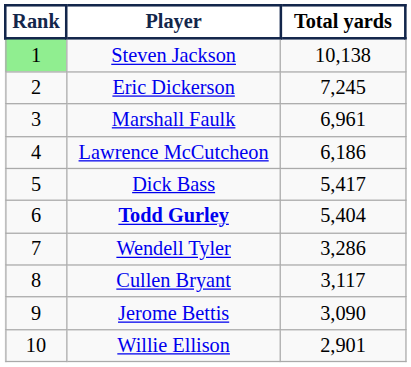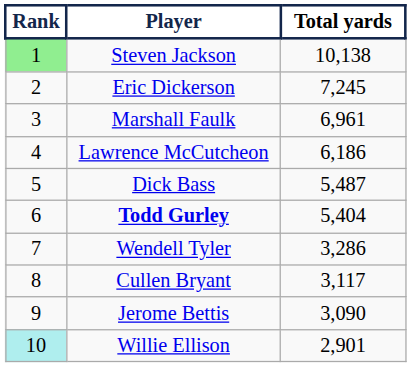(343, 184) 5,417 -> (343, 184) 5,487
(36, 345) no background -> (36, 345) paleturquoise background
